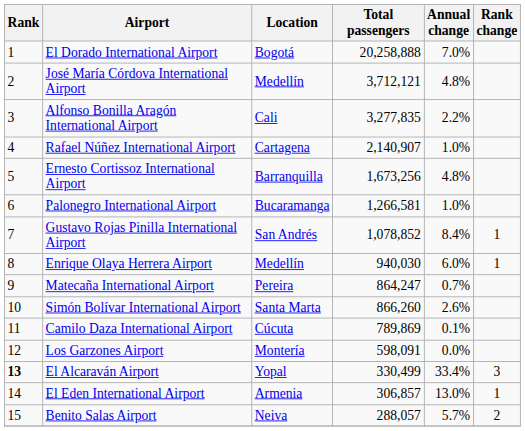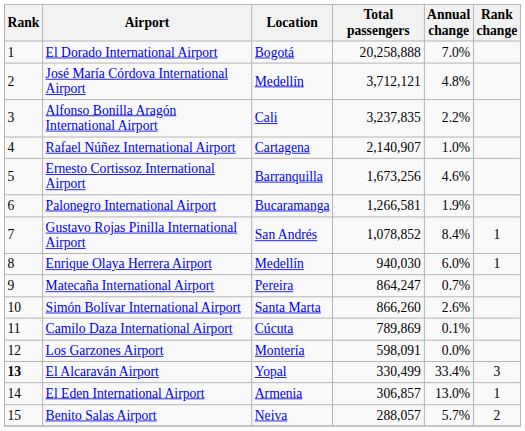(394, 118) 3,277,835 -> (394, 118) 3,237,835
(456, 176) 4.8% -> (456, 176) 4.6%
(456, 205) 1.0% -> (456, 205) 1.9%
